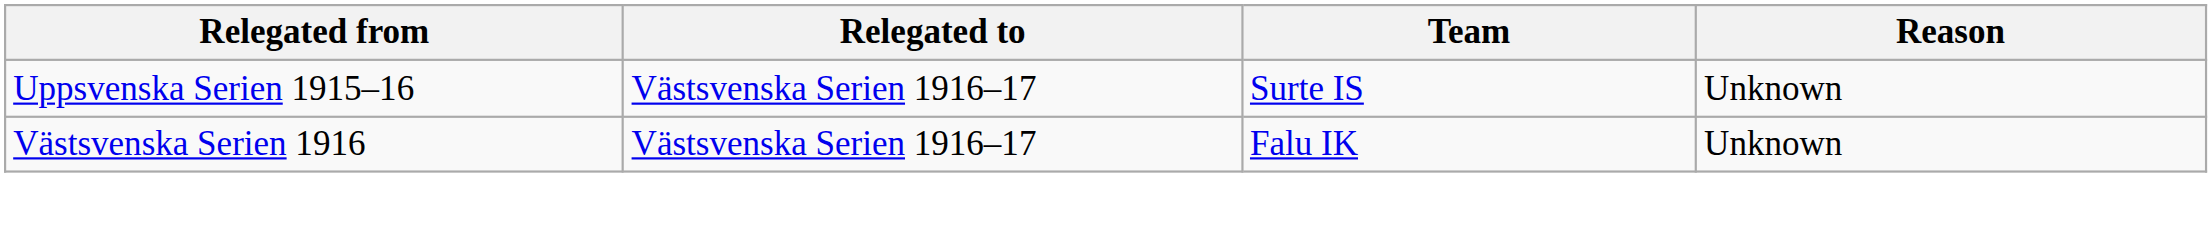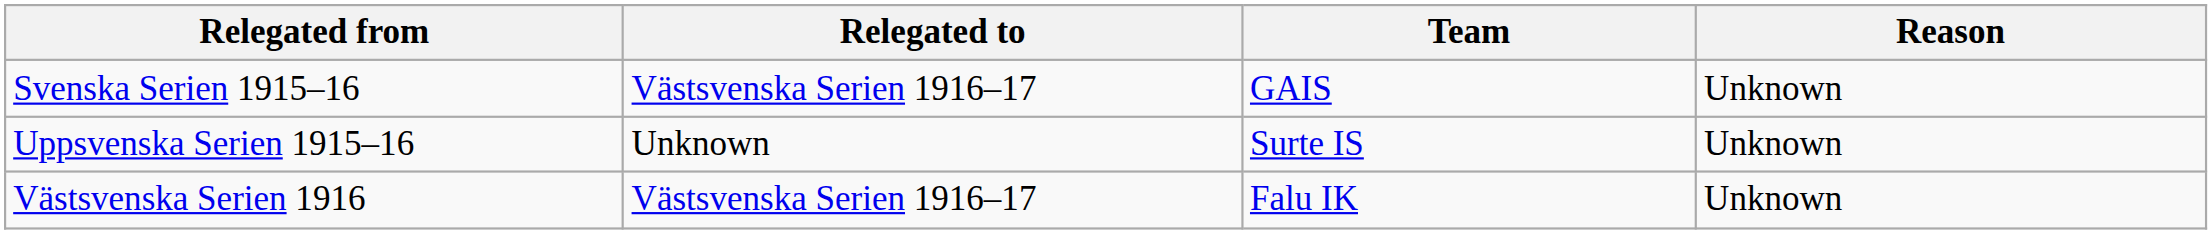+ row: (186, 87)
(834, 87) Västsvenska Serien 1916–17 -> (701, 143) Unknown
